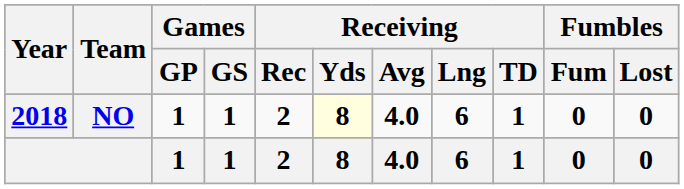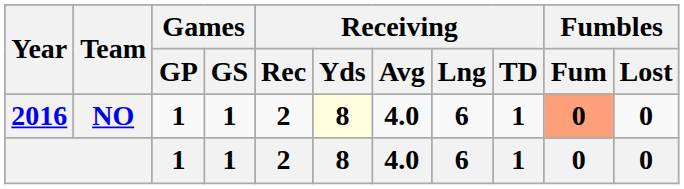(39, 115) 2018 -> (39, 115) 2016
(579, 115) no background -> (579, 115) lightsalmon background
